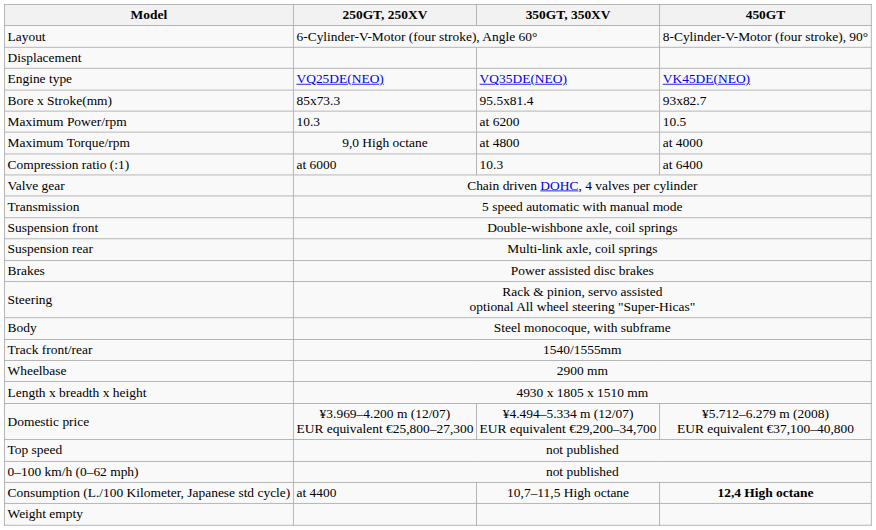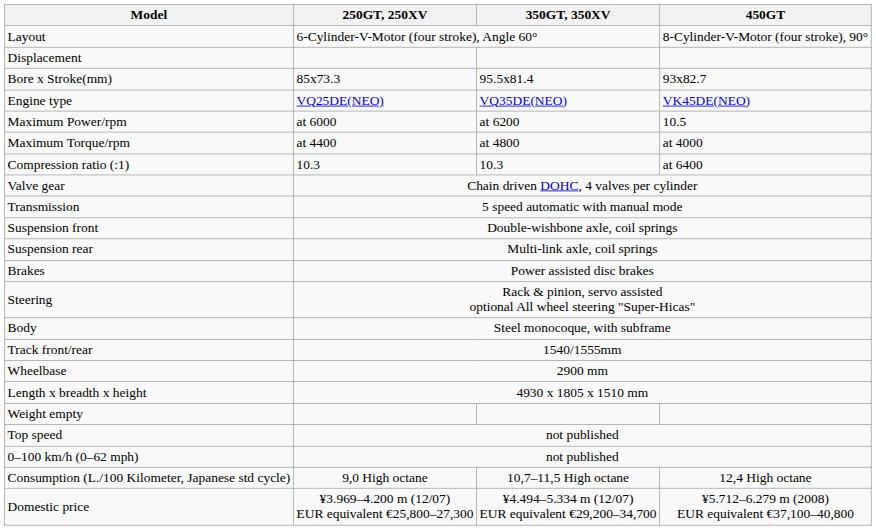rows swapped: (40, 79) <-> (60, 100)
(308, 121) 10.3 -> (316, 121) at 6000
(385, 143) 9,0 High octane -> (316, 143) at 4400
(316, 164) at 6000 -> (308, 164) 10.3
rows swapped: (45, 514) <-> (48, 421)
(316, 493) at 4400 -> (385, 477) 9,0 High octane
(765, 493) bold -> (765, 477) normal
